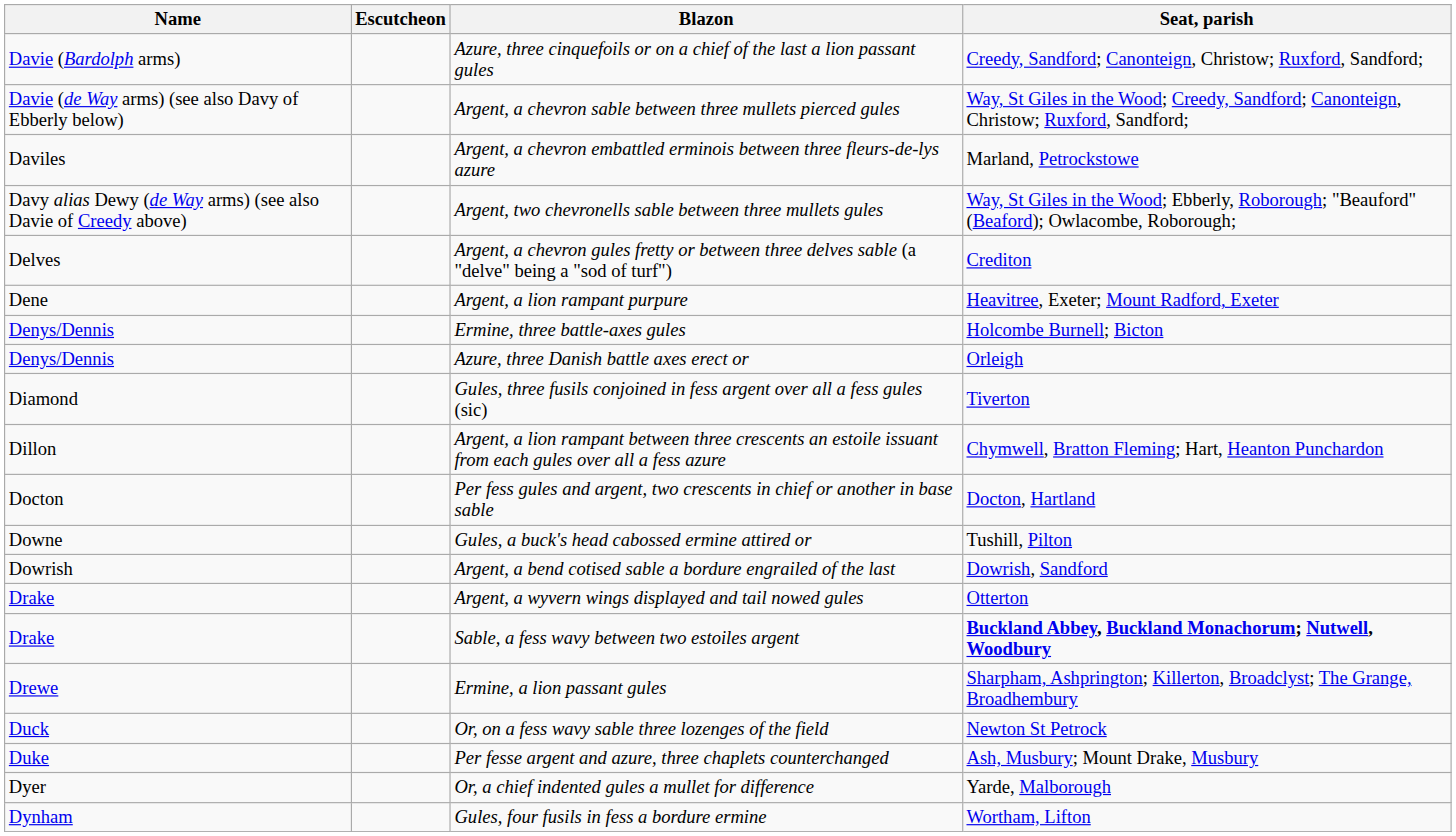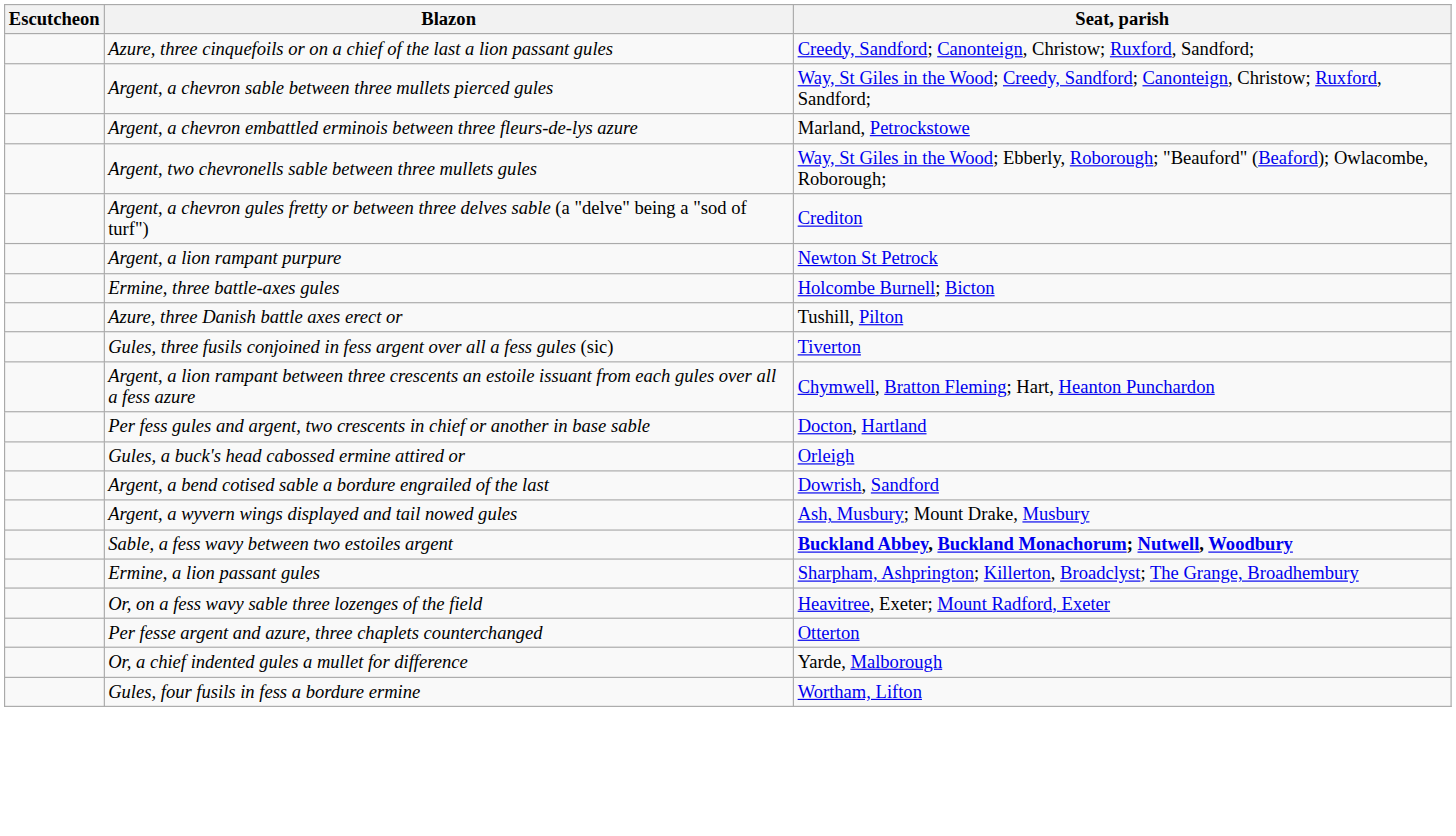- column: (178, 19)
(1123, 300) Heavitree, Exeter; Mount Radford, Exeter -> (868, 258) Newton St Petrock
(995, 359) Orleigh -> (850, 317) Tushill, Pilton
(1019, 539) Tushill, Pilton -> (826, 455) Orleigh
(997, 598) Otterton -> (944, 514) Ash, Musbury; Mount Drake, Musbury
(1037, 728) Newton St Petrock -> (954, 603) Heavitree, Exeter; Mount Radford, Exeter
(1112, 757) Ash, Musbury; Mount Drake, Musbury -> (829, 632) Otterton
